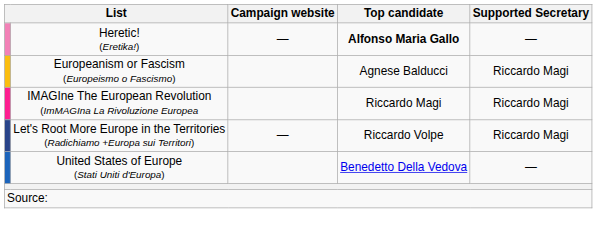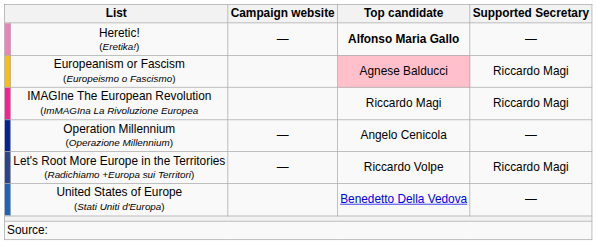(404, 71) no background -> (404, 71) pink background
+ row: (119, 135)
